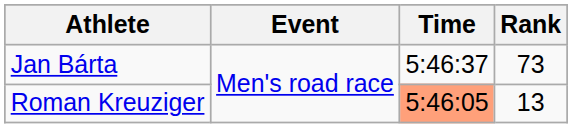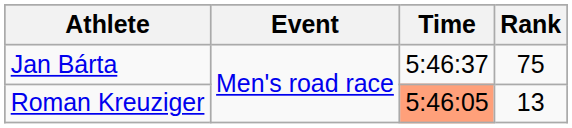(531, 64) 73 -> (531, 64) 75
